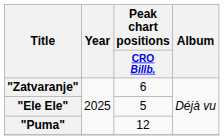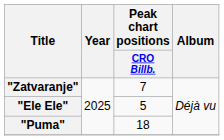(143, 87) 6 -> (143, 87) 7
(143, 125) 12 -> (143, 125) 18
